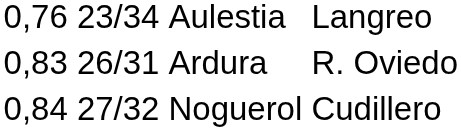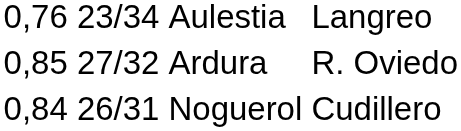(36, 63) 0,83 -> (36, 63) 0,85
(118, 63) 26/31 -> (118, 63) 27/32
(118, 108) 27/32 -> (118, 108) 26/31
